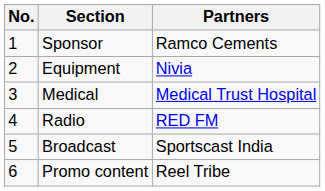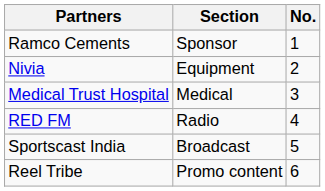columns swapped: (21, 17) <-> (236, 17)
